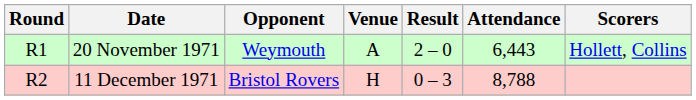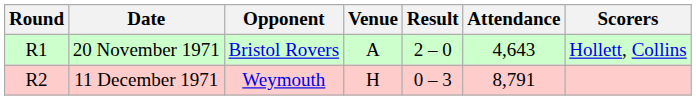(284, 49) Weymouth -> (284, 49) Bristol Rovers
(514, 49) 6,443 -> (514, 49) 4,643
(284, 79) Bristol Rovers -> (284, 79) Weymouth
(514, 79) 8,788 -> (514, 79) 8,791
